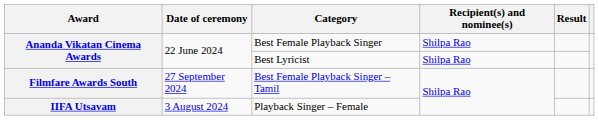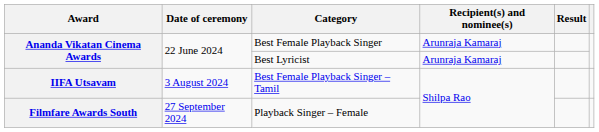(447, 42) Shilpa Rao -> (462, 42) Arunraja Kamaraj
(447, 59) Shilpa Rao -> (462, 59) Arunraja Kamaraj
(83, 83) Filmfare Awards South -> (83, 83) IIFA Utsavam
(195, 83) 27 September 2024 -> (196, 83) 3 August 2024
(83, 106) IIFA Utsavam -> (83, 112) Filmfare Awards South
(196, 106) 3 August 2024 -> (195, 112) 27 September 2024
